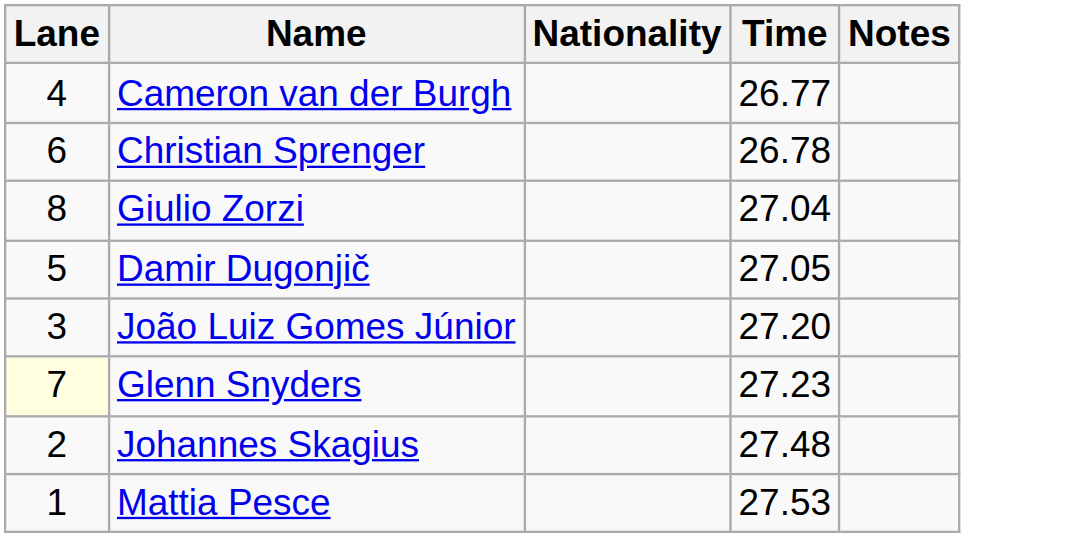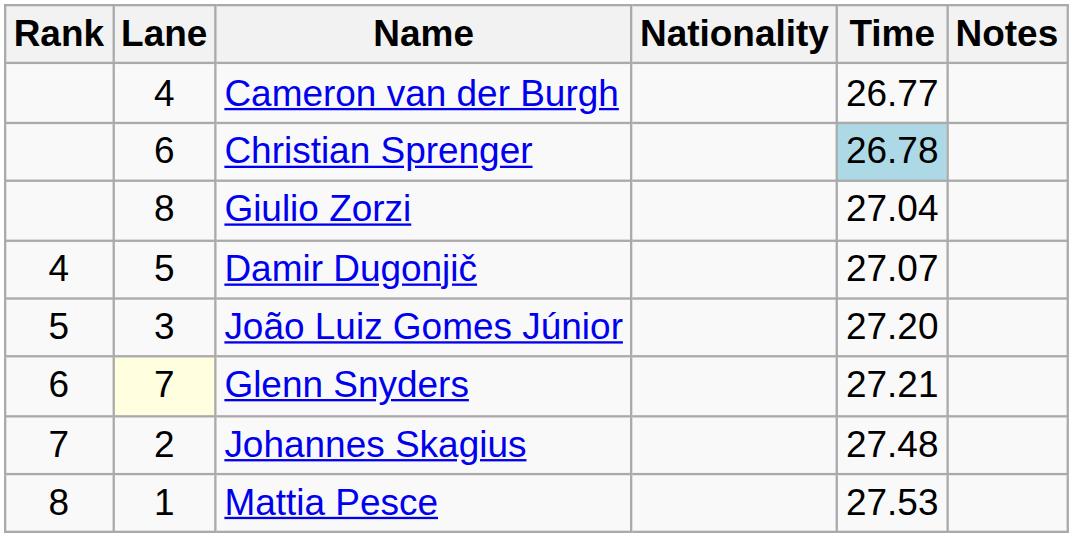+ column: (59, 33)
(785, 151) no background -> (892, 151) lightblue background
(785, 268) 27.05 -> (892, 268) 27.07
(785, 385) 27.23 -> (892, 385) 27.21
